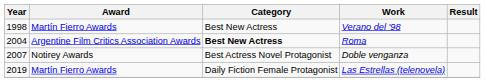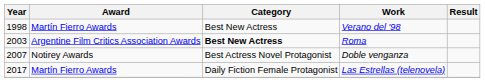(17, 41) 2004 -> (17, 41) 2003
(17, 70) 2019 -> (17, 70) 2017
